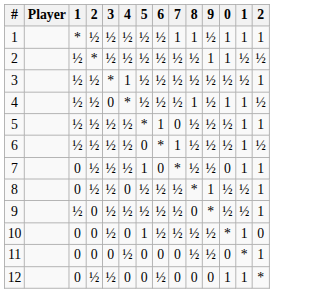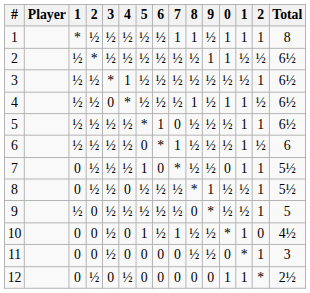+ column: (287, 15)
(177, 233) ½ -> (177, 233) 1
(111, 255) 0 -> (111, 255) ½
(127, 255) ½ -> (127, 255) 0
(111, 277) ½ -> (111, 277) 0
(127, 277) 0 -> (127, 277) ½
(161, 277) ½ -> (161, 277) 0
